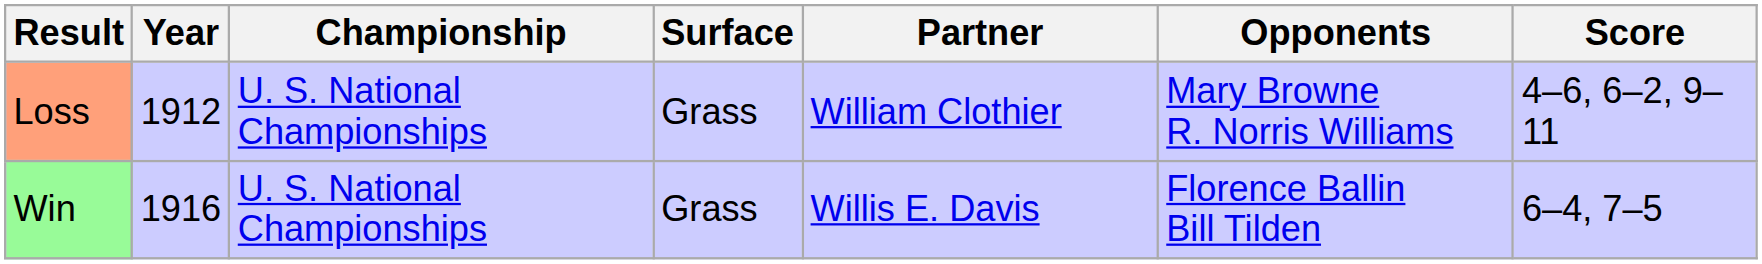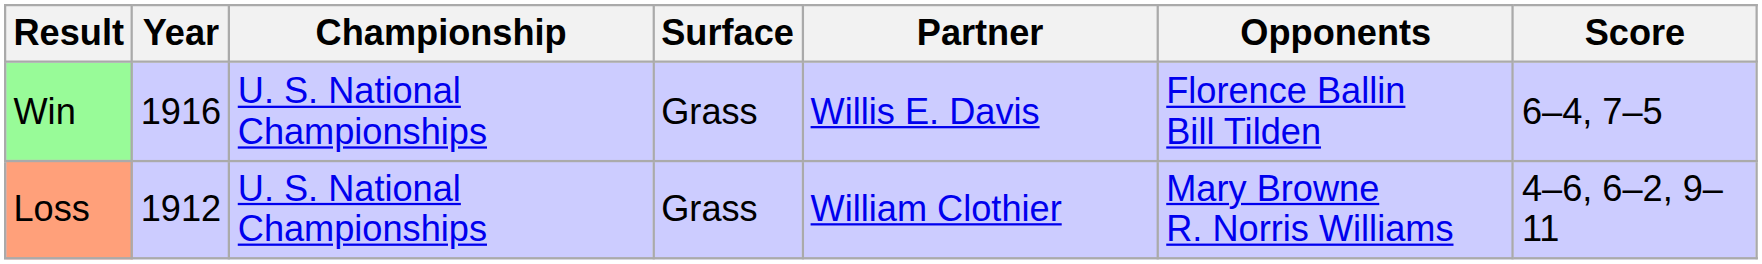rows swapped: (52, 110) <-> (45, 208)
